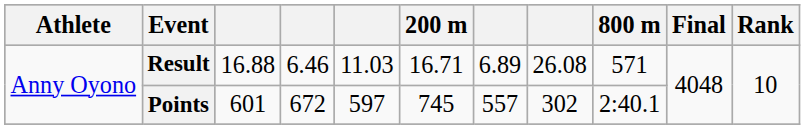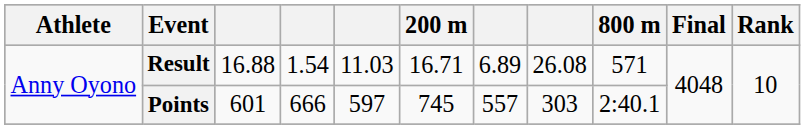(308, 64) 6.46 -> (308, 64) 1.54
(308, 104) 672 -> (308, 104) 666
(560, 104) 302 -> (560, 104) 303
